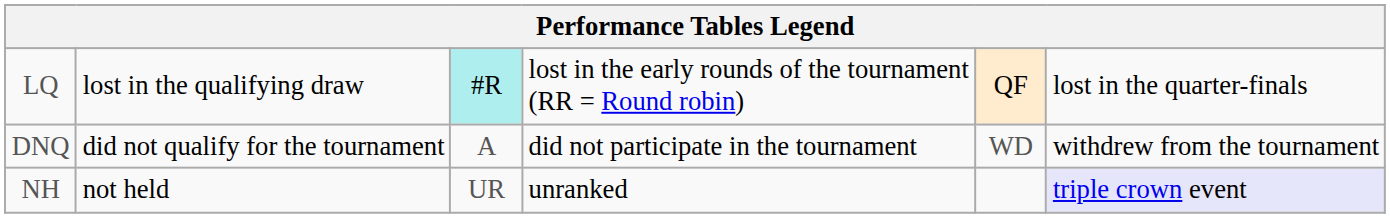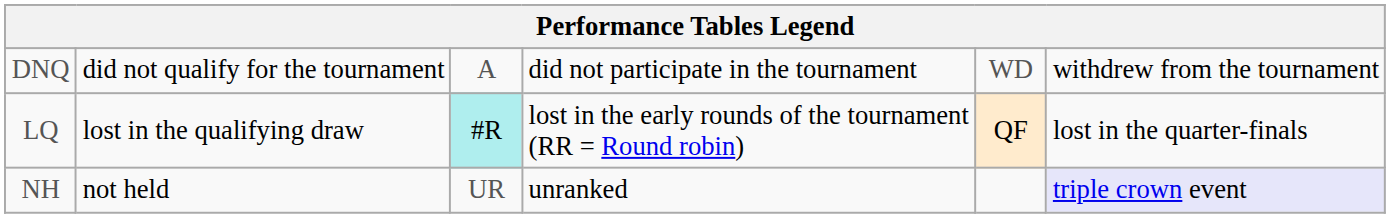rows swapped: (41, 85) <-> (41, 145)
